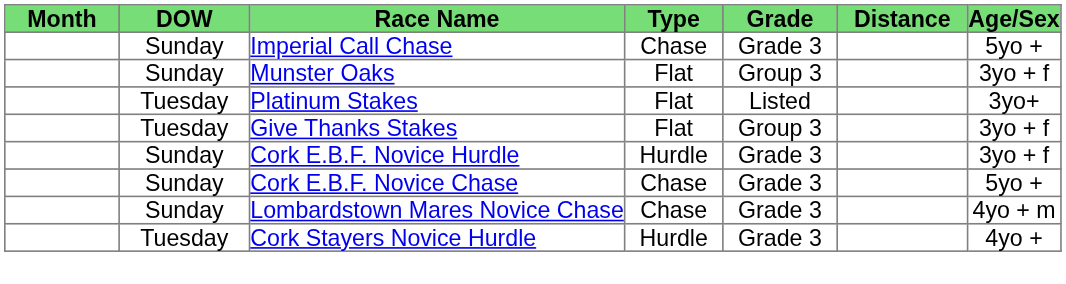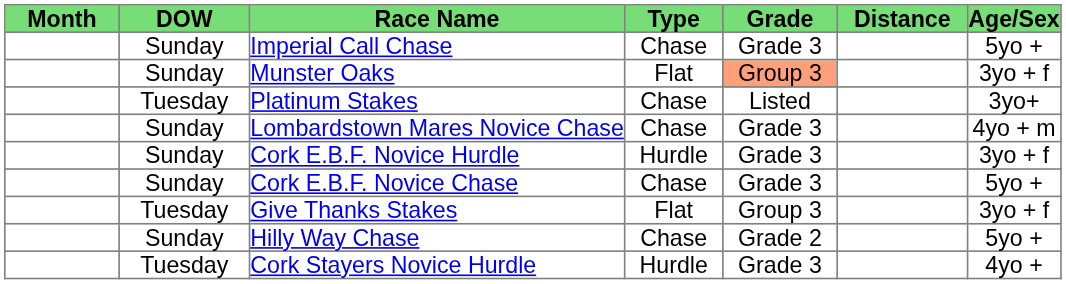(780, 73) no background -> (780, 73) lightsalmon background
(674, 101) Flat -> (674, 101) Chase
rows swapped: (354, 128) <-> (437, 210)
+ row: (335, 237)
